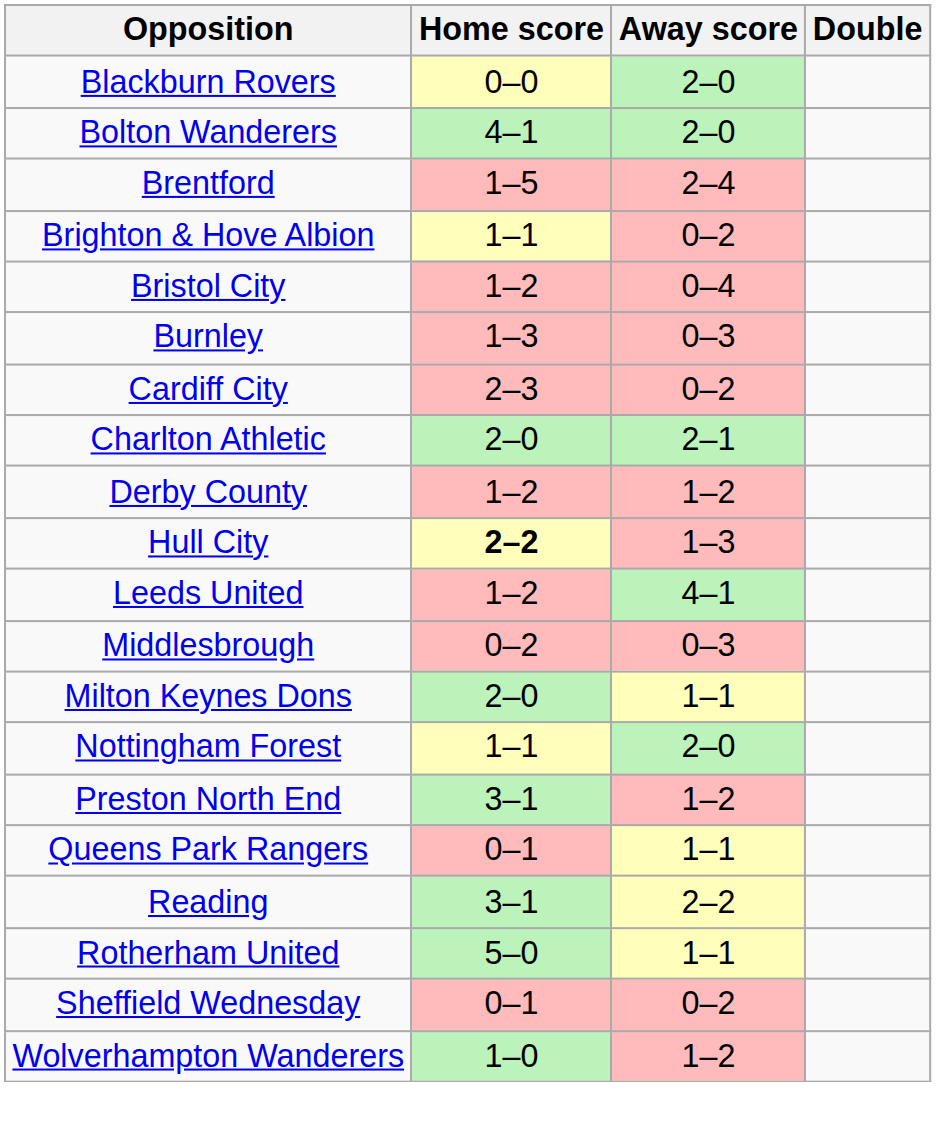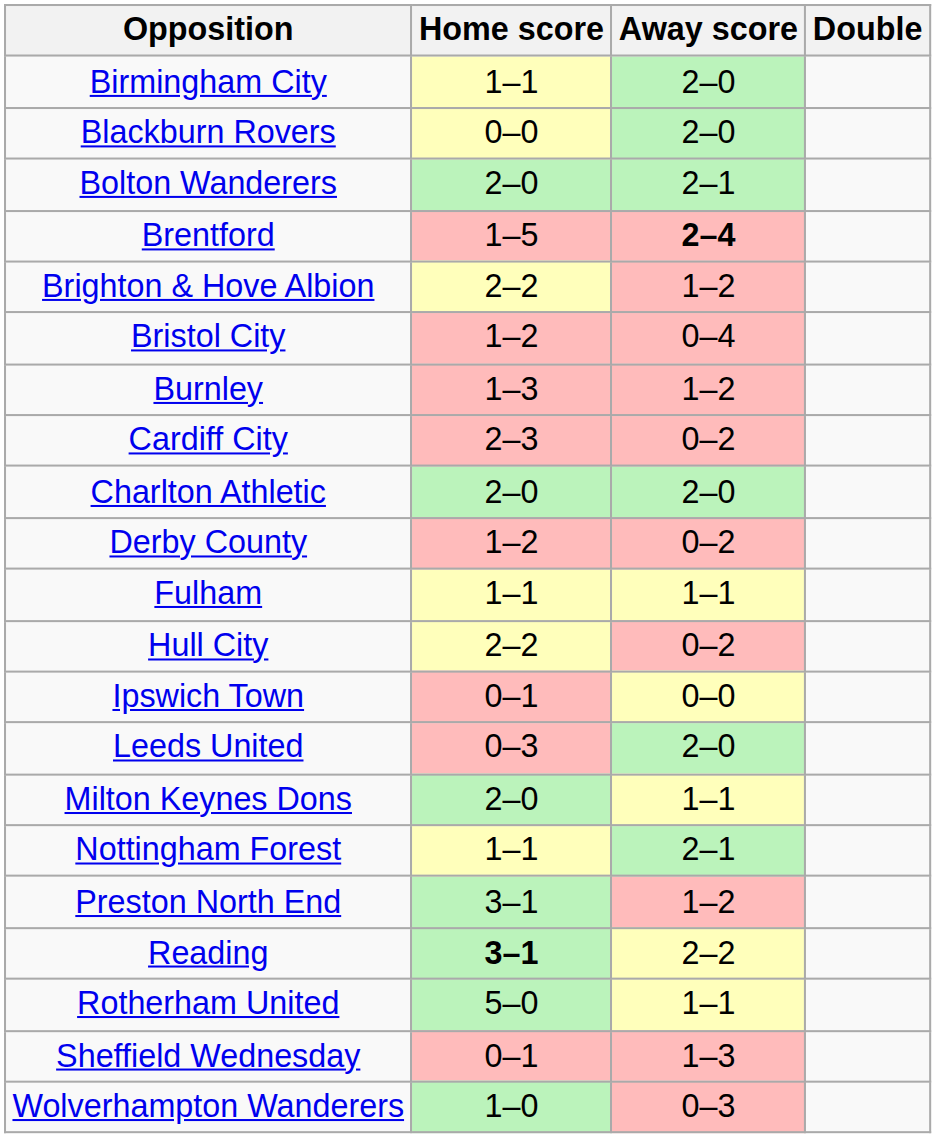+ row: (208, 81)
(511, 132) 4–1 -> (511, 183) 2–0
(708, 132) 2–0 -> (708, 183) 2–1
(708, 183) normal -> (708, 235) bold
(511, 235) 1–1 -> (511, 286) 2–2
(708, 235) 0–2 -> (708, 286) 1–2
(708, 337) 0–3 -> (708, 388) 1–2
(708, 440) 2–1 -> (708, 491) 2–0
(708, 491) 1–2 -> (708, 542) 0–2
+ row: (208, 593)
(511, 542) bold -> (511, 645) normal
(708, 542) 1–3 -> (708, 645) 0–2
+ row: (208, 696)
(511, 593) 1–2 -> (511, 747) 0–3
(708, 593) 4–1 -> (708, 747) 2–0
- row: (208, 645)
(708, 747) 2–0 -> (708, 850) 2–1
- row: (208, 850)
(511, 901) normal -> (511, 952) bold
(708, 1004) 0–2 -> (708, 1055) 1–3
(708, 1055) 1–2 -> (708, 1106) 0–3
